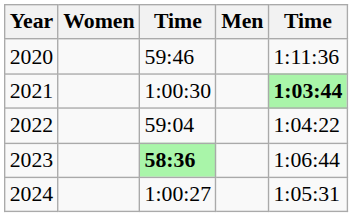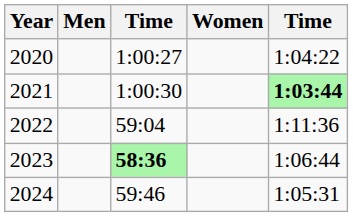columns swapped: (242, 21) <-> (99, 21)
(169, 56) 59:46 -> (149, 56) 1:00:27
(306, 56) 1:11:36 -> (307, 56) 1:04:22
(307, 125) 1:04:22 -> (306, 125) 1:11:36
(178, 194) 1:00:27 -> (140, 194) 59:46
